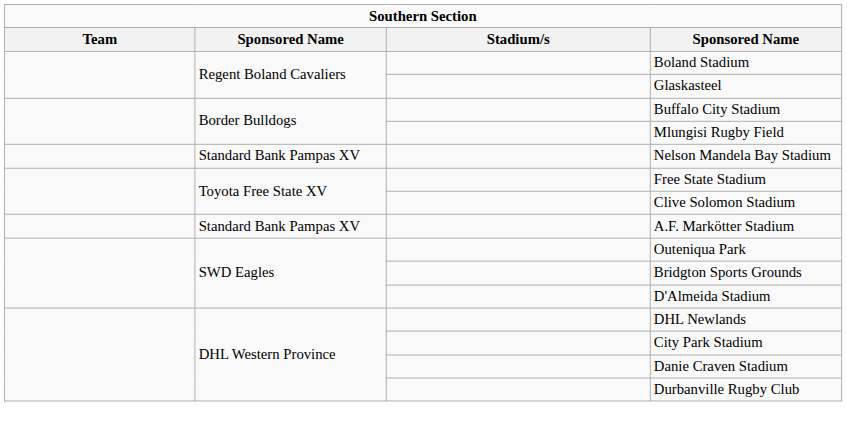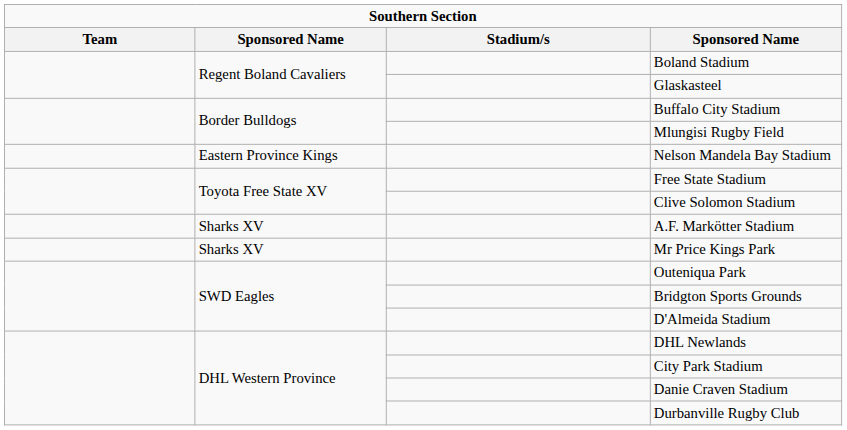(279, 156) Standard Bank Pampas XV -> (268, 156) Eastern Province Kings
(279, 226) Standard Bank Pampas XV -> (231, 226) Sharks XV
+ row: (715, 249)
